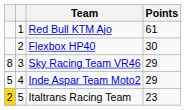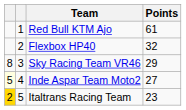(152, 47) 30 -> (152, 47) 32
(10, 80) no background -> (10, 80) lightyellow background
(152, 80) 29 -> (152, 80) 27
